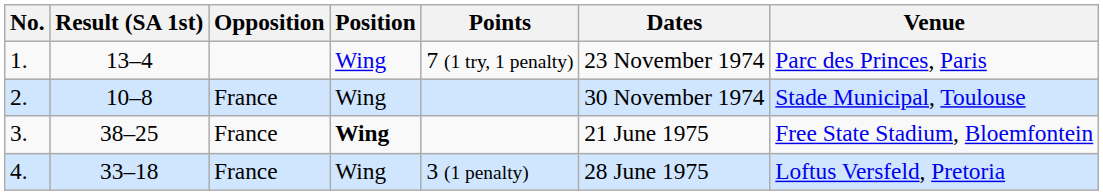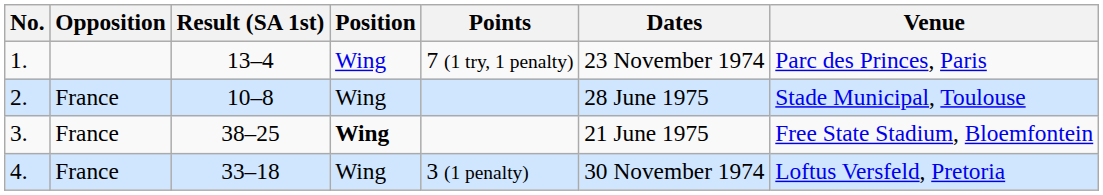columns swapped: (269, 23) <-> (129, 23)
(674, 97) 30 November 1974 -> (646, 97) 28 June 1975
(646, 171) 28 June 1975 -> (674, 171) 30 November 1974
